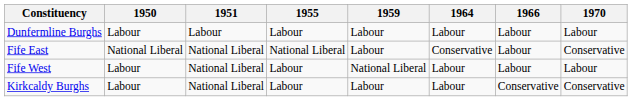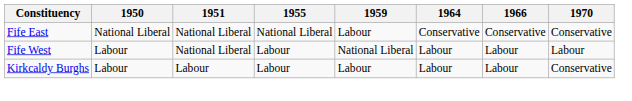- row: (54, 31)
(514, 50) Labour -> (515, 31) Conservative
(226, 86) National Liberal -> (192, 68) Labour
(528, 86) Conservative -> (502, 68) Labour
